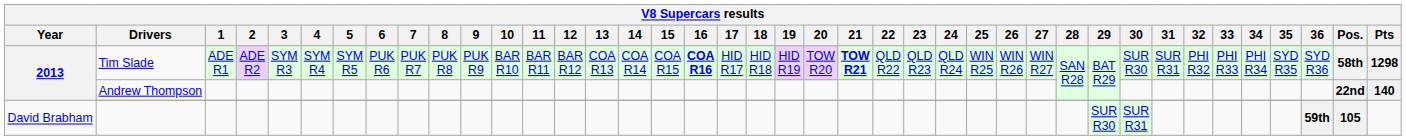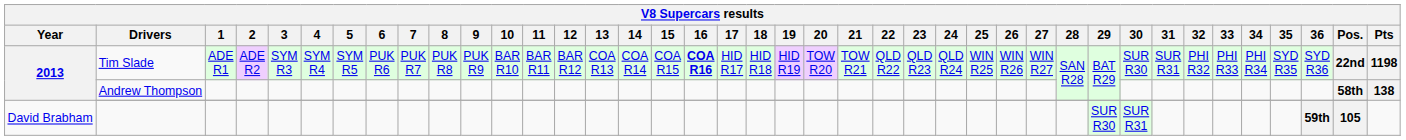(855, 63) bold -> (855, 63) normal
(1350, 63) 58th -> (1350, 63) 22nd
(1384, 63) 1298 -> (1384, 63) 1198
(1350, 90) 22nd -> (1350, 90) 58th
(1384, 90) 140 -> (1384, 90) 138
